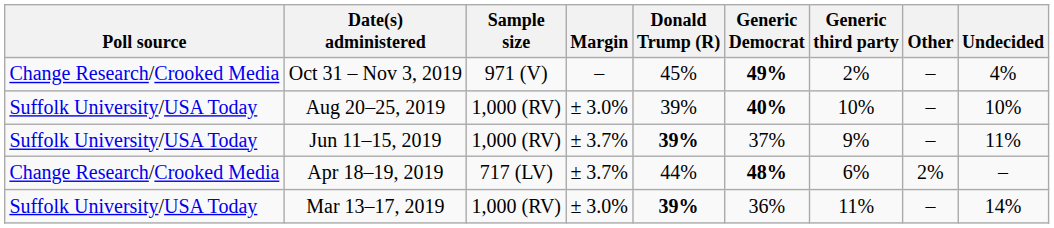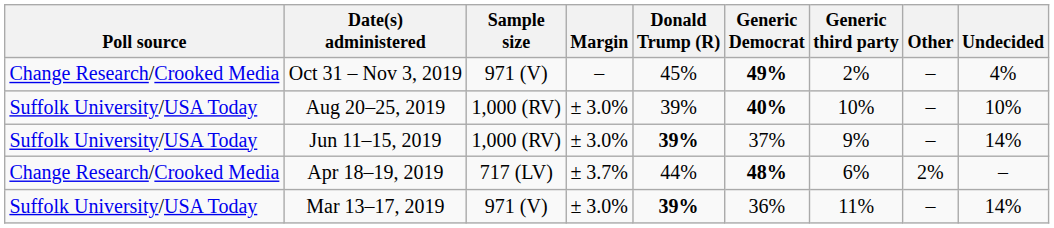(599, 140) ± 3.7% -> (599, 140) ± 3.0%
(1003, 140) 11% -> (1003, 140) 14%
(516, 206) 1,000 (RV) -> (516, 206) 971 (V)
